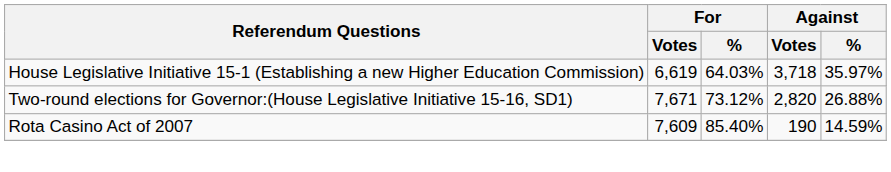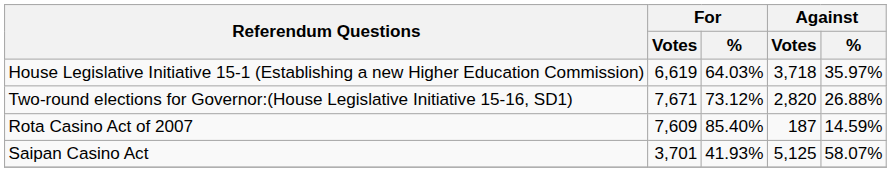(802, 126) 190 -> (802, 126) 187
+ row: (78, 153)
